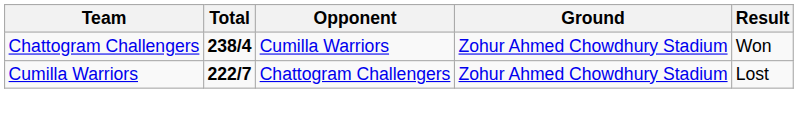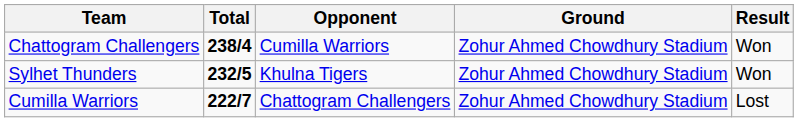+ row: (73, 74)
